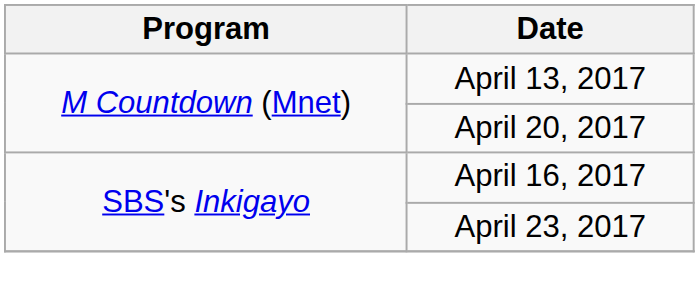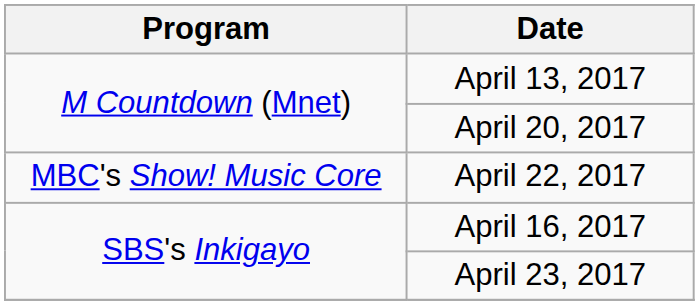+ row: (550, 176)
